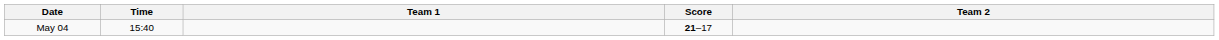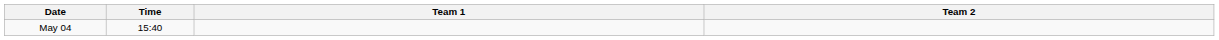- column: (698, 12)
